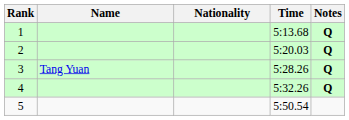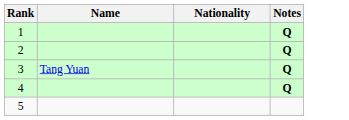- column: (291, 13)
